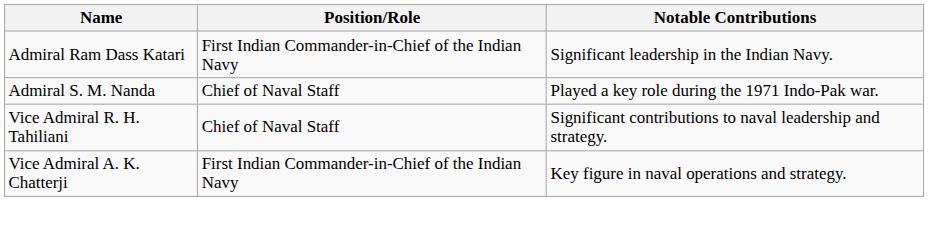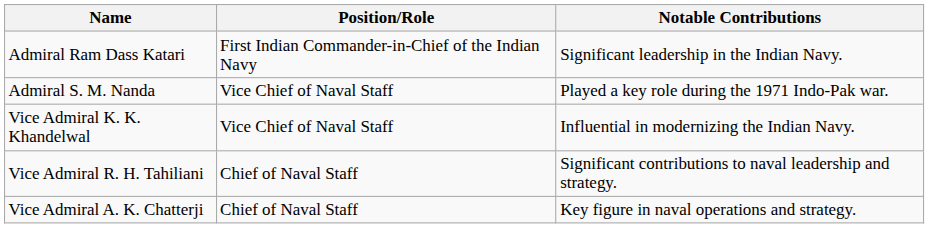(270, 90) Chief of Naval Staff -> (307, 90) Vice Chief of Naval Staff
+ row: (75, 127)
(361, 173) First Indian Commander-in-Chief of the Indian Navy -> (289, 209) Chief of Naval Staff
